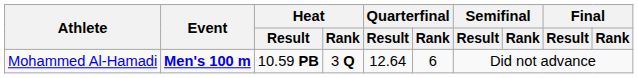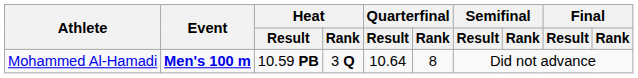(388, 62) 12.64 -> (388, 62) 10.64
(433, 62) 6 -> (433, 62) 8
